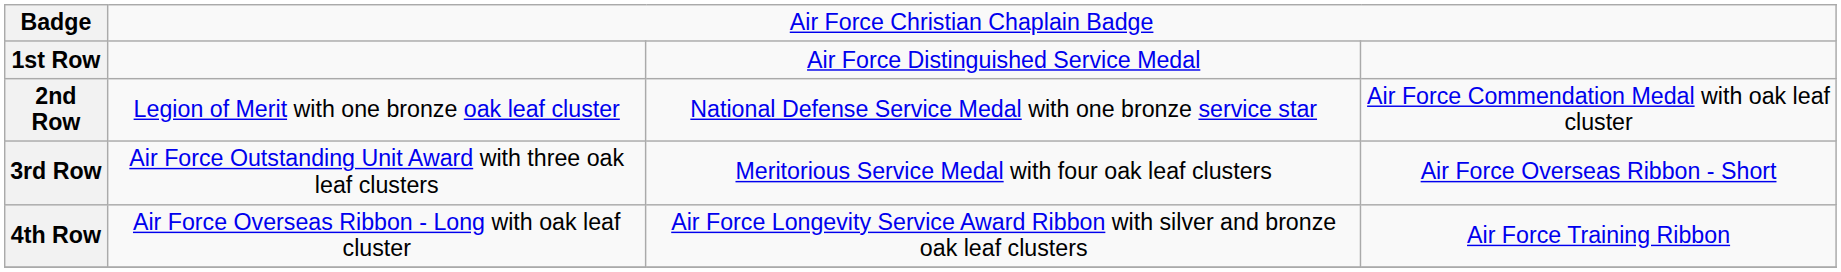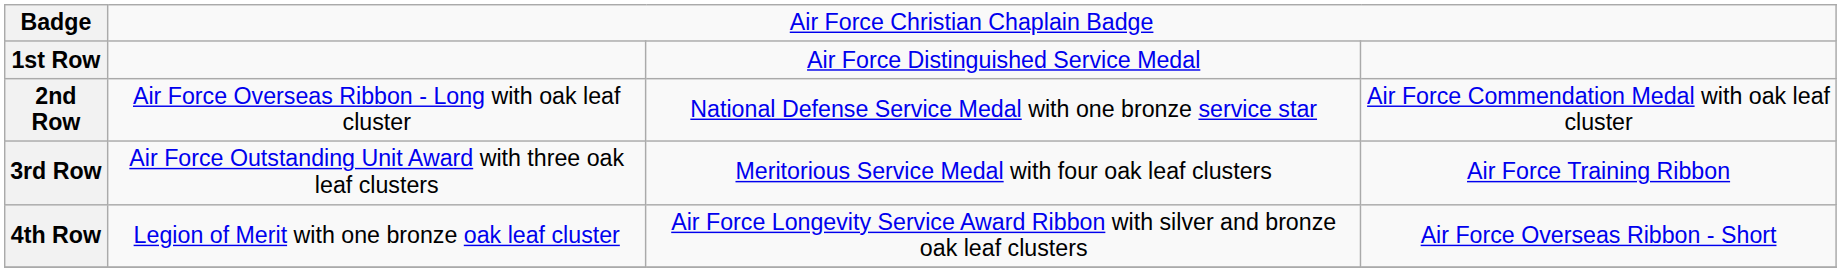(377, 109) Legion of Merit with one bronze oak leaf cluster -> (377, 109) Air Force Overseas Ribbon - Long with oak leaf cluster
(1599, 172) Air Force Overseas Ribbon - Short -> (1599, 172) Air Force Training Ribbon
(377, 235) Air Force Overseas Ribbon - Long with oak leaf cluster -> (377, 235) Legion of Merit with one bronze oak leaf cluster
(1599, 235) Air Force Training Ribbon -> (1599, 235) Air Force Overseas Ribbon - Short
